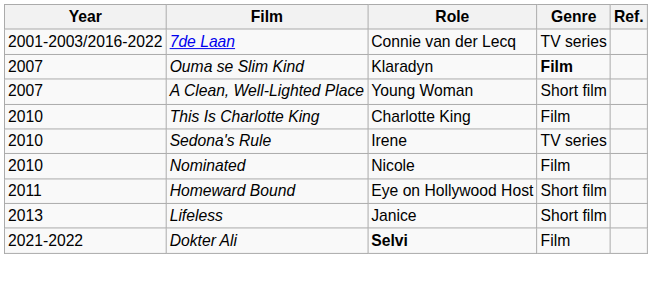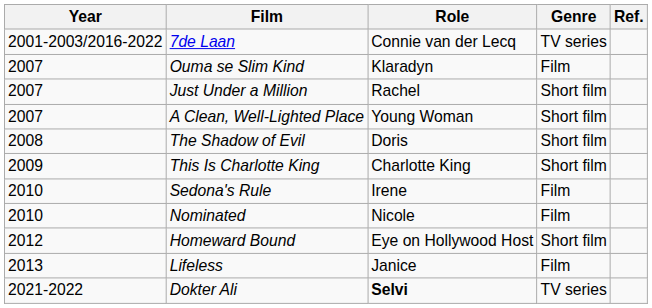(557, 66) bold -> (555, 66) normal
+ row: (239, 91)
+ row: (237, 141)
(26, 116) 2010 -> (26, 166) 2009
(555, 116) Film -> (574, 166) Short film
(574, 141) TV series -> (555, 191) Film
(25, 191) 2011 -> (26, 240) 2012
(574, 215) Short film -> (555, 265) Film
(555, 240) Film -> (574, 290) TV series
